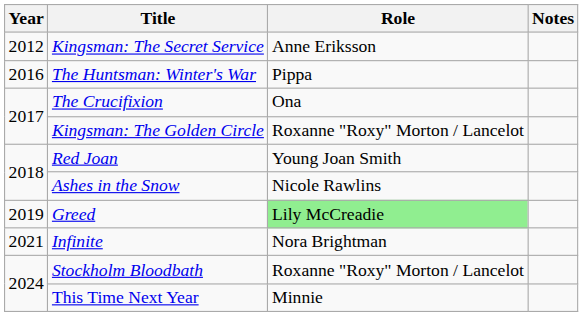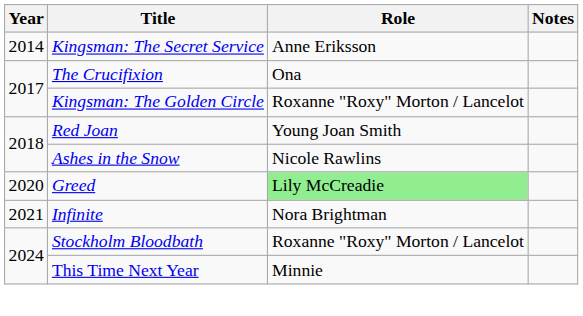(26, 46) 2012 -> (26, 46) 2014
- row: (154, 74)
(26, 213) 2019 -> (26, 185) 2020
